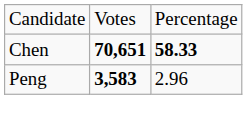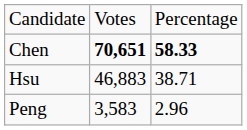+ row: (24, 79)
(115, 79) bold -> (115, 109) normal
